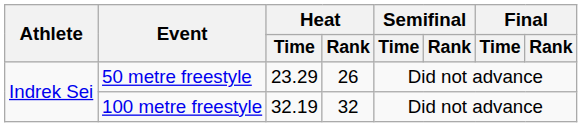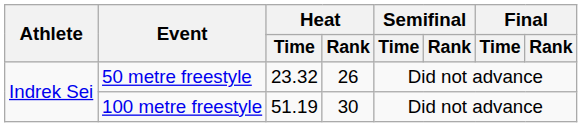(294, 77) 23.29 -> (294, 77) 23.32
(294, 107) 32.19 -> (294, 107) 51.19
(348, 107) 32 -> (348, 107) 30
